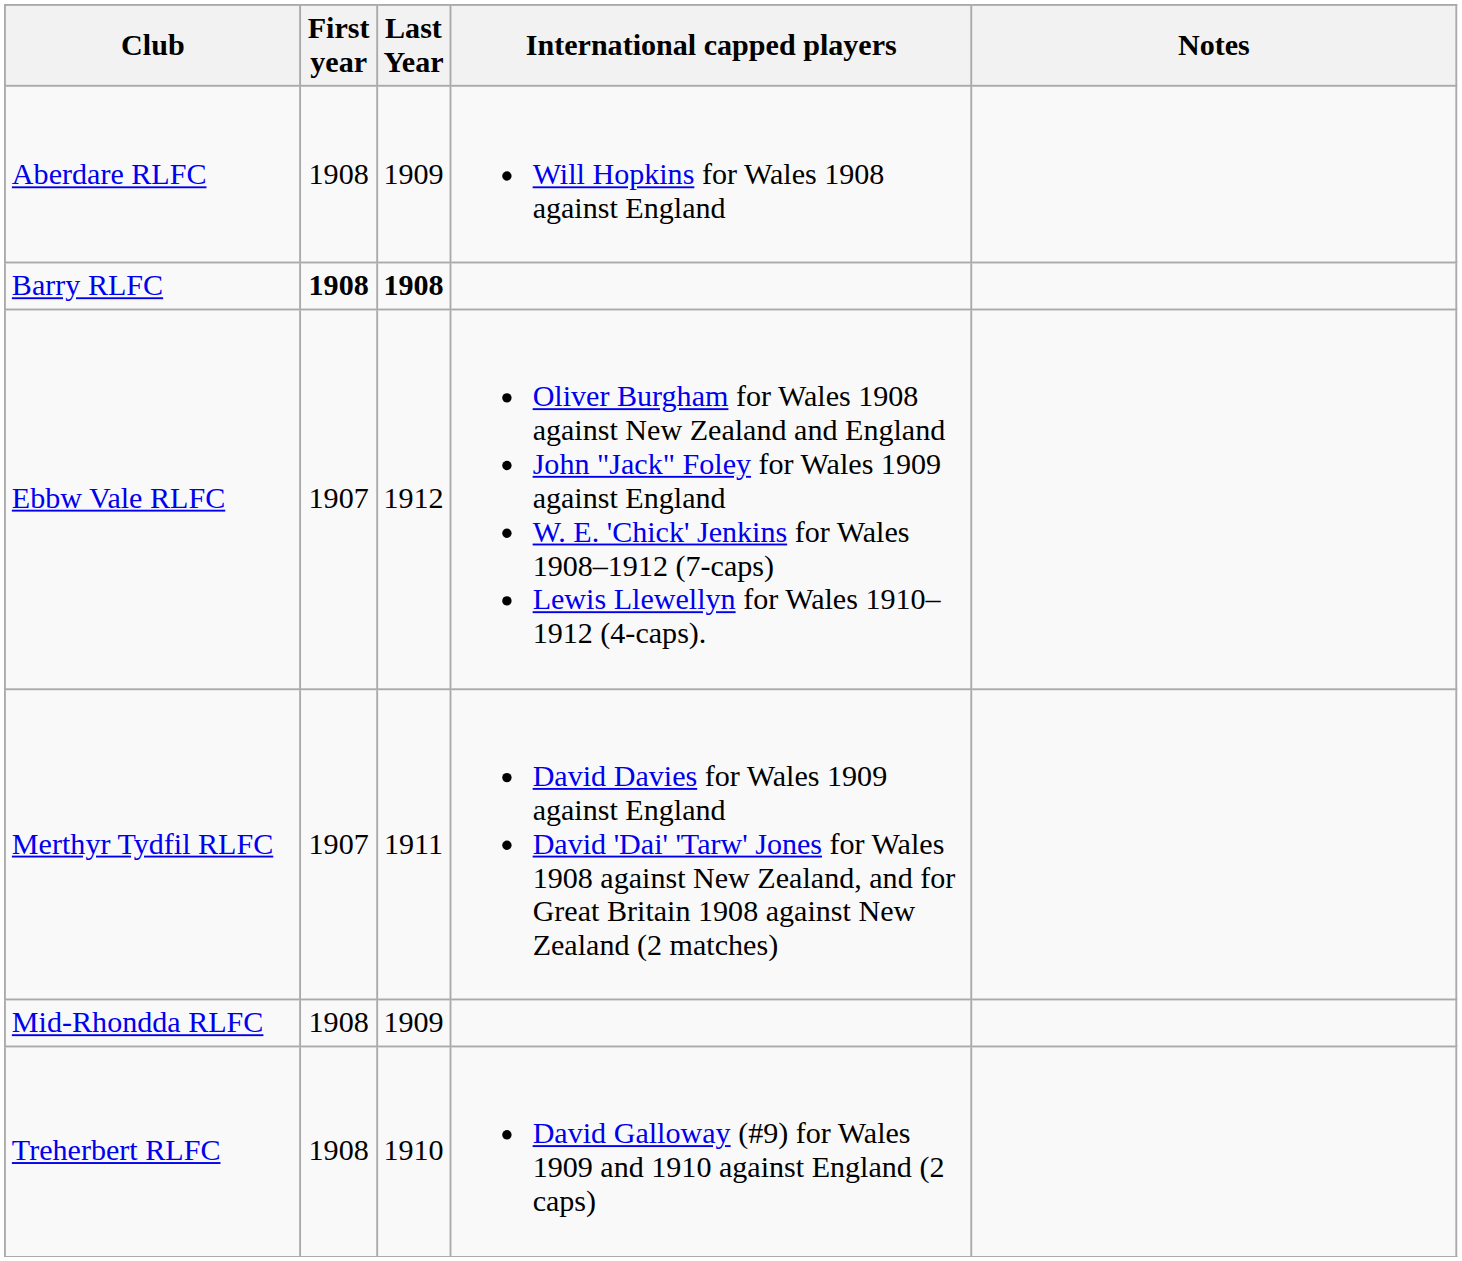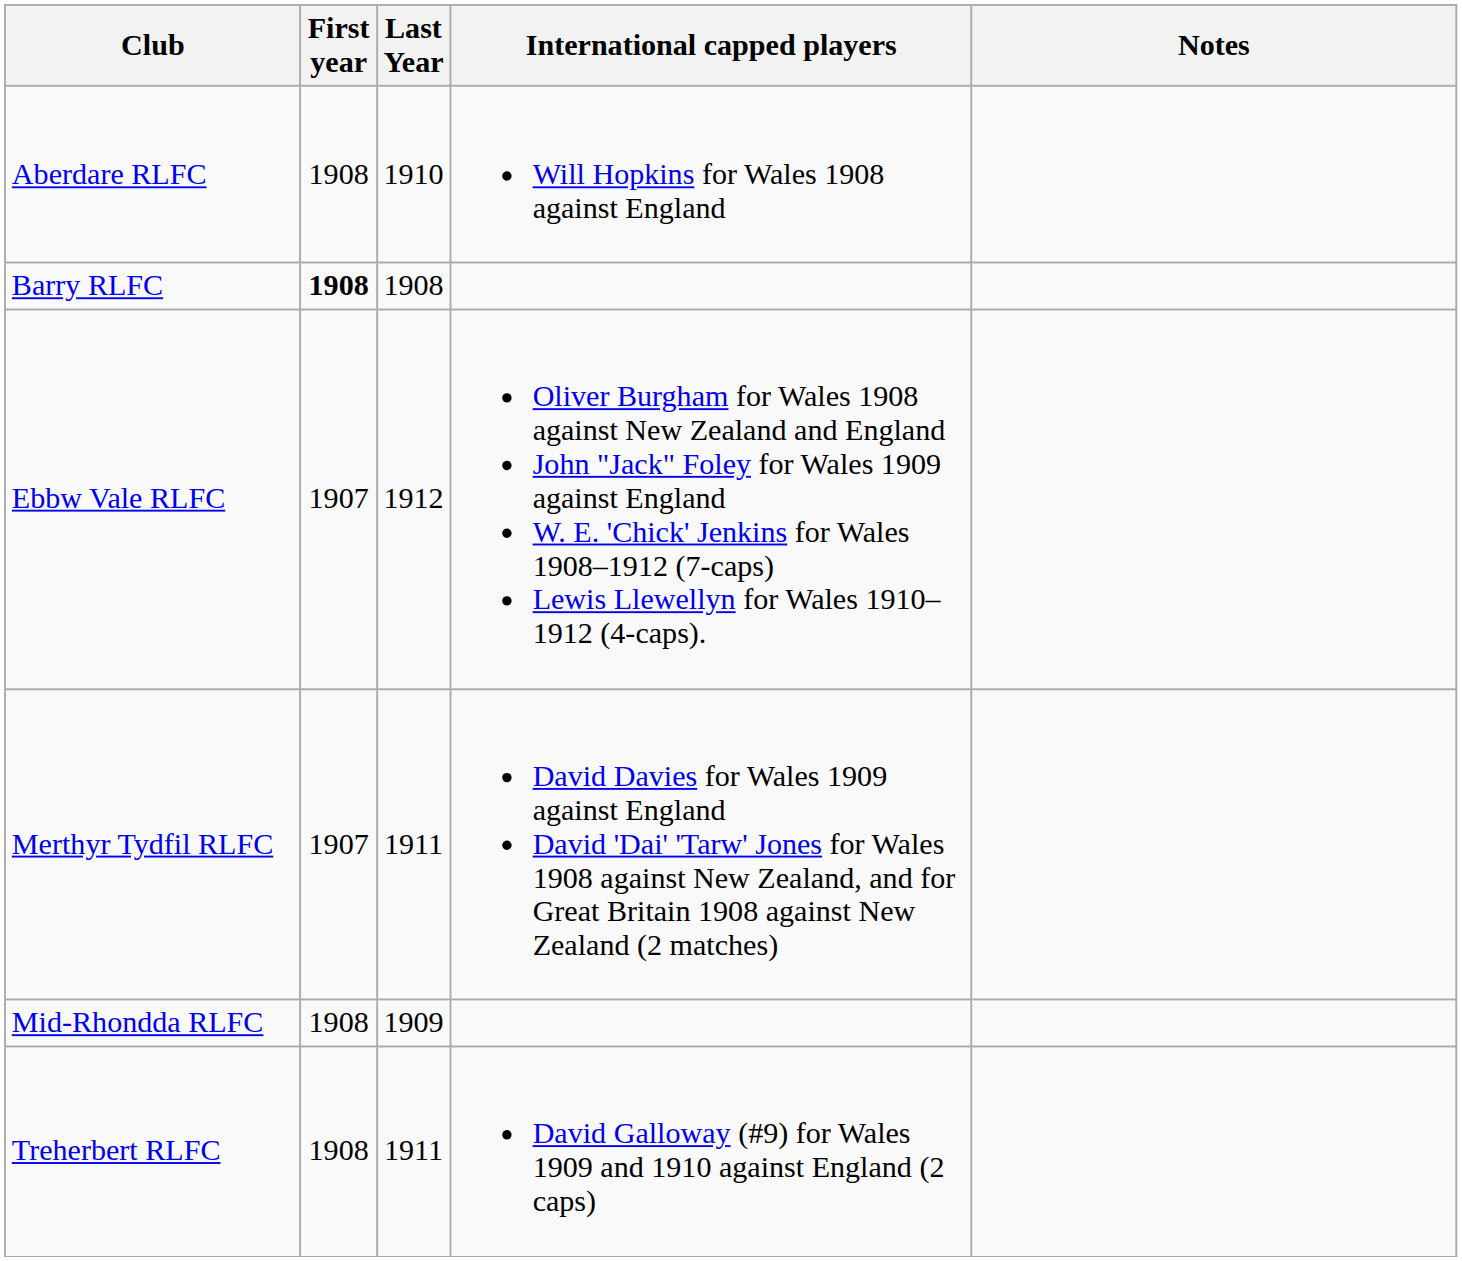(413, 173) 1909 -> (413, 173) 1910
(413, 285) bold -> (413, 285) normal
(413, 1151) 1910 -> (413, 1151) 1911
